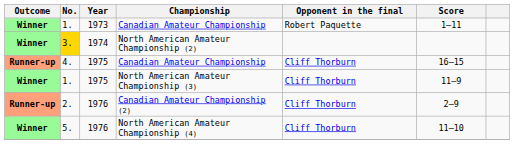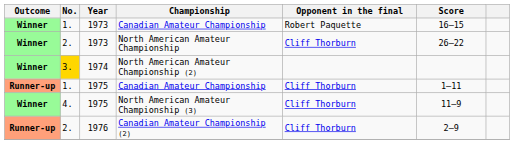(451, 25) 1–11 -> (451, 25) 16–15
+ row: (98, 44)
(67, 62) 4. -> (67, 86) 1.
(451, 62) 16–15 -> (451, 86) 1–11
(67, 81) 1. -> (67, 104) 4.
- row: (98, 128)
